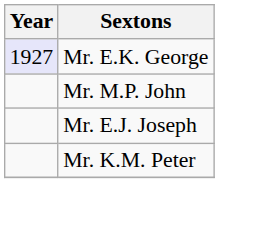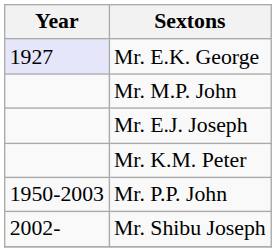+ row: (171, 194)
+ row: (190, 228)
